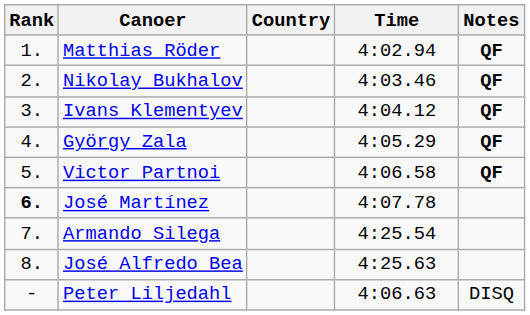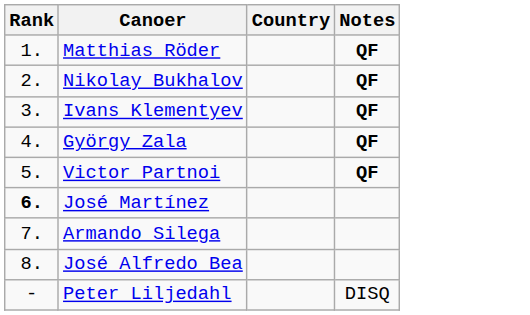- column: (397, 20)
